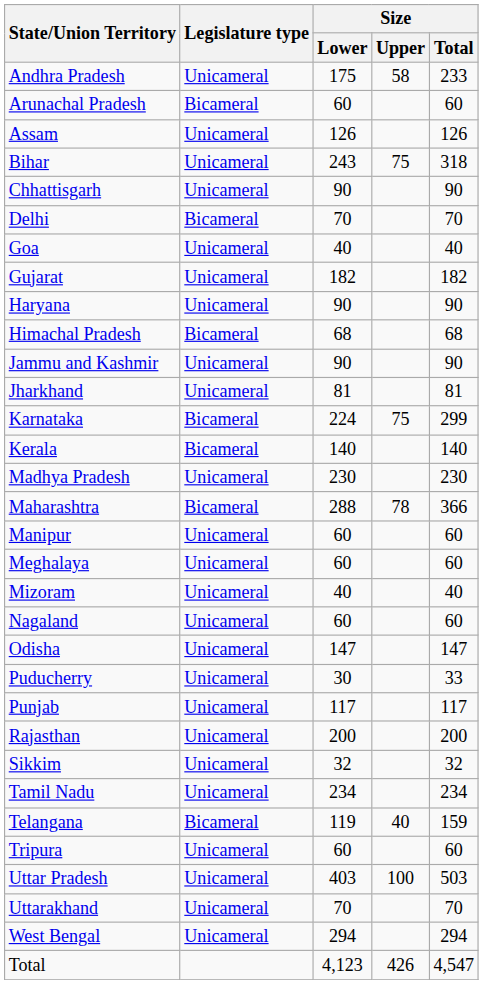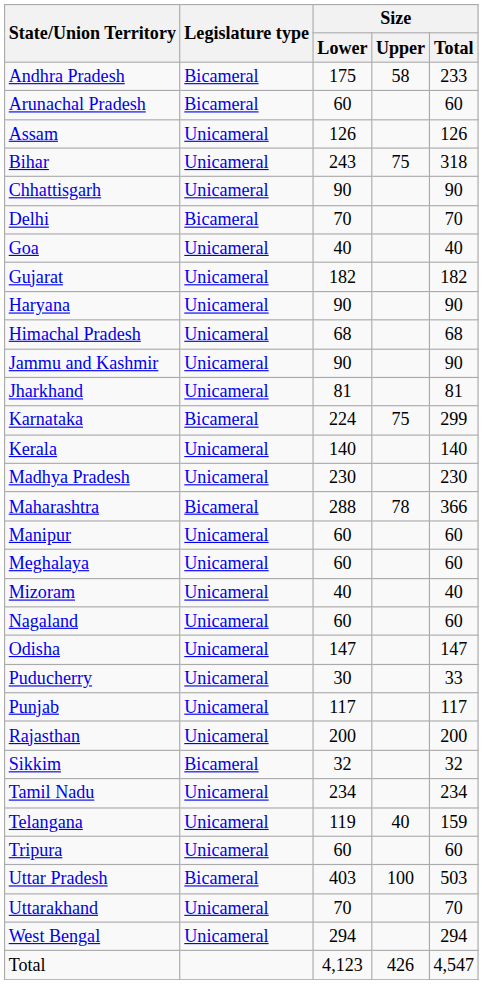(226, 76) Unicameral -> (221, 76) Bicameral
(221, 334) Bicameral -> (226, 334) Unicameral
(221, 448) Bicameral -> (226, 448) Unicameral
(226, 764) Unicameral -> (221, 764) Bicameral
(221, 821) Bicameral -> (226, 821) Unicameral
(226, 879) Unicameral -> (221, 879) Bicameral
